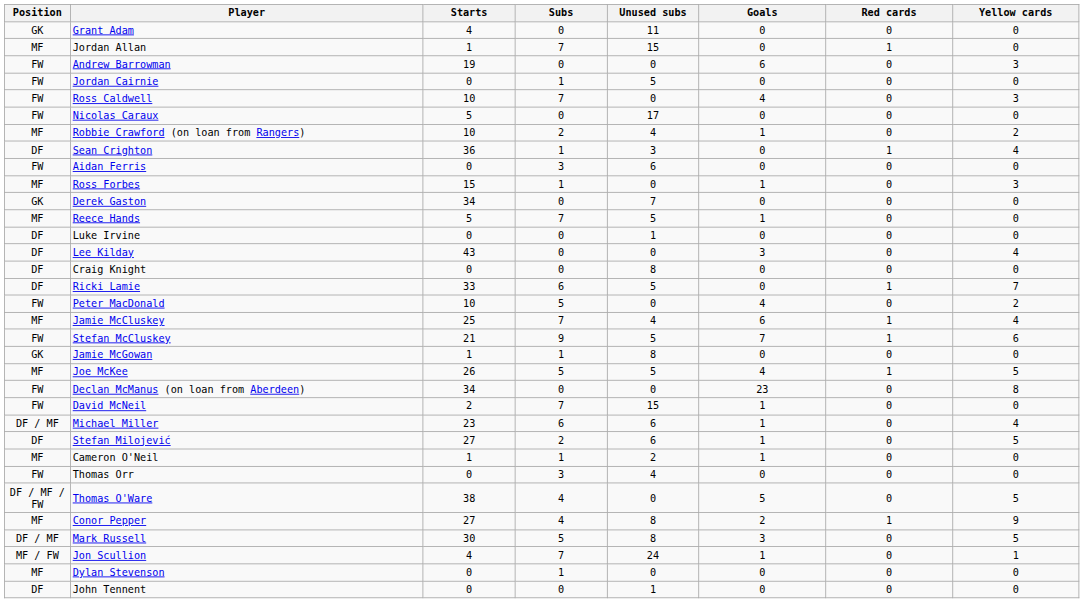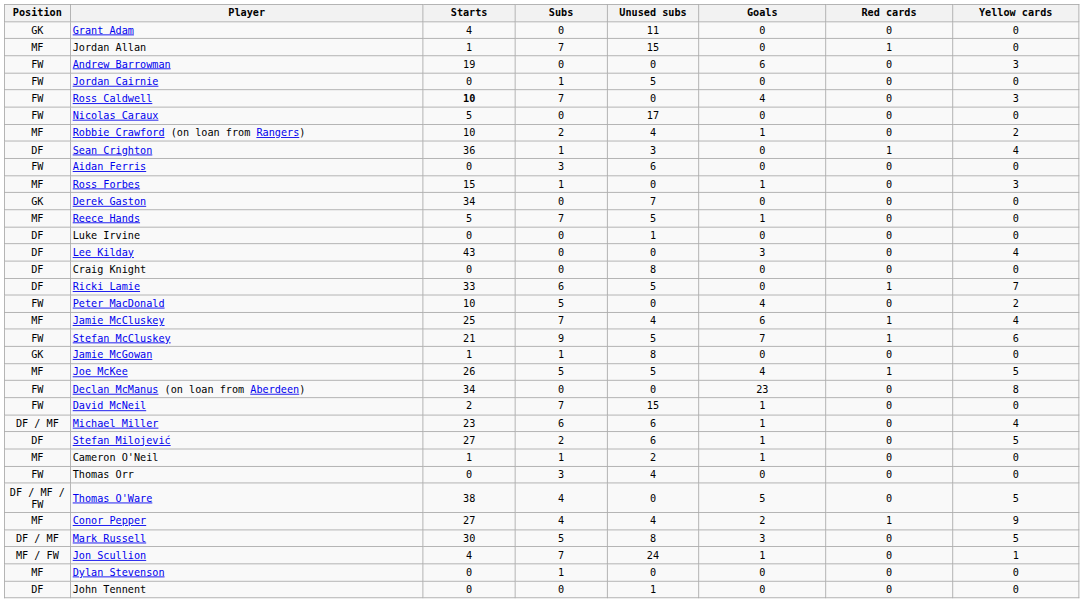(469, 98) normal -> (469, 98) bold
(653, 521) 8 -> (653, 521) 4
